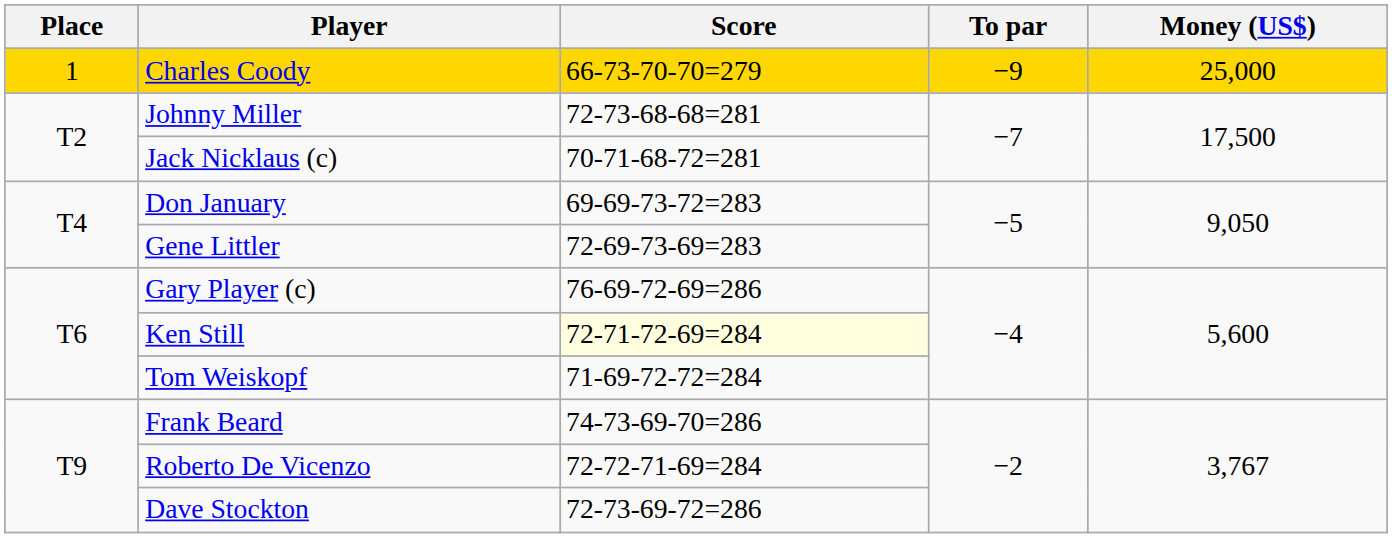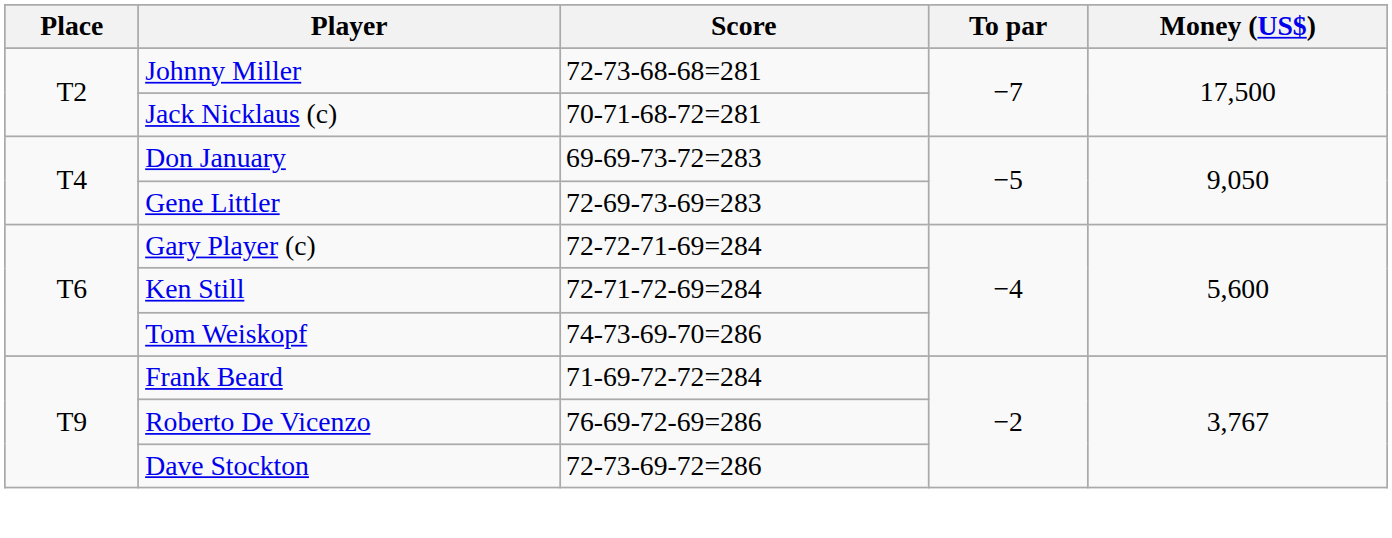- row: (228, 70)
(664, 289) 76-69-72-69=286 -> (664, 245) 72-72-71-69=284
(664, 333) lightyellow background -> (664, 289) no background
(664, 377) 71-69-72-72=284 -> (664, 333) 74-73-69-70=286
(664, 421) 74-73-69-70=286 -> (664, 377) 71-69-72-72=284
(664, 465) 72-72-71-69=284 -> (664, 421) 76-69-72-69=286
